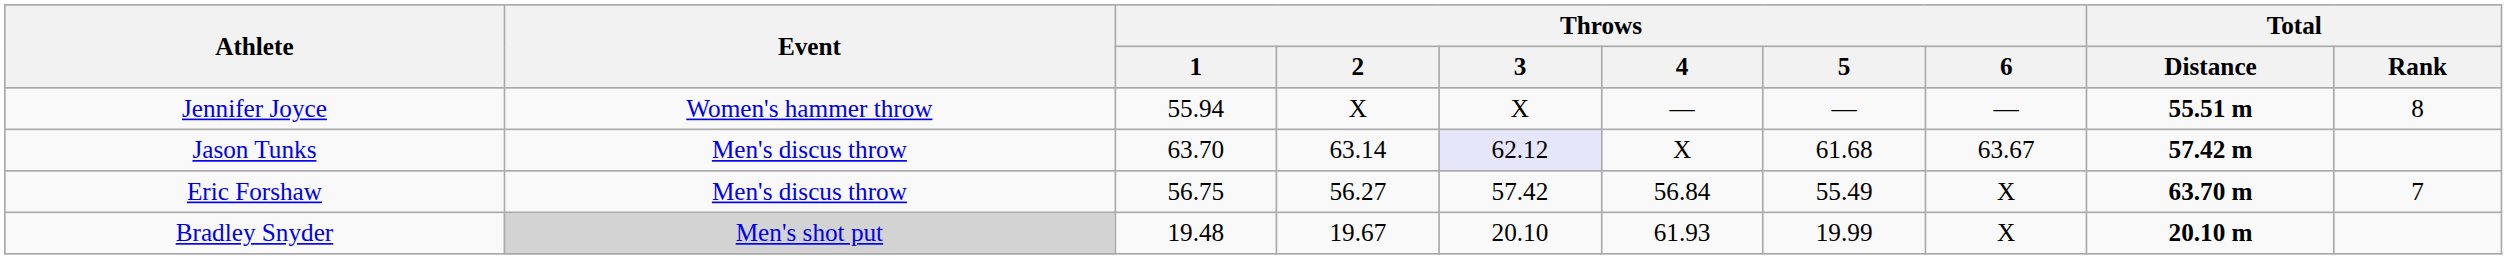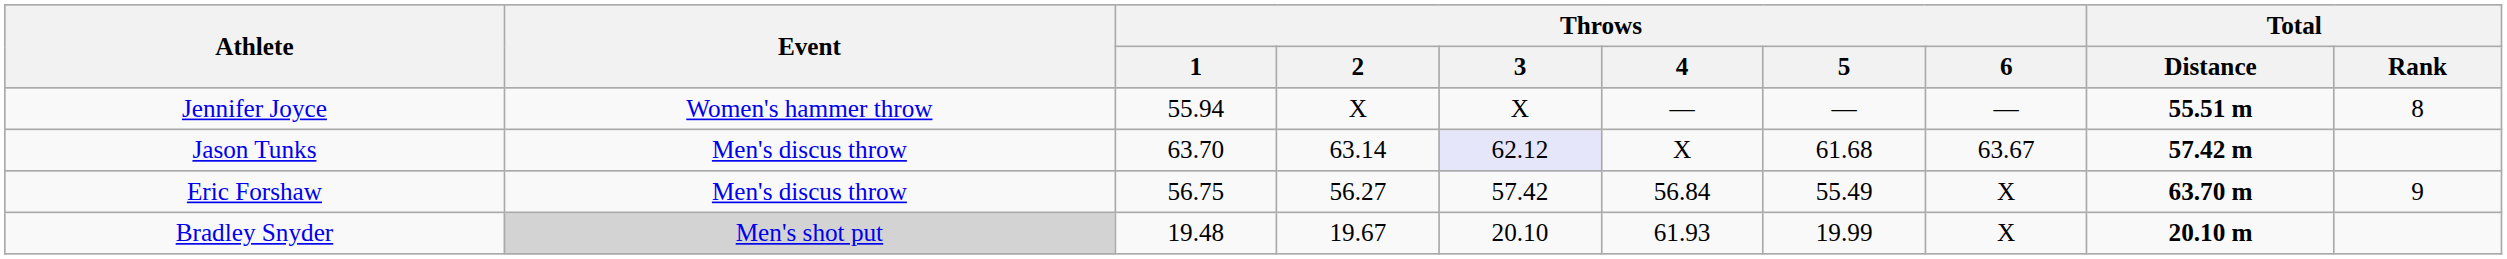(2418, 191) 7 -> (2418, 191) 9
